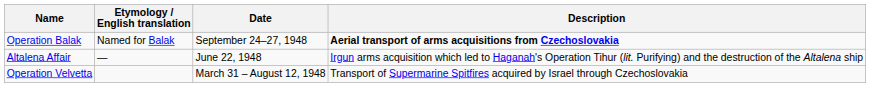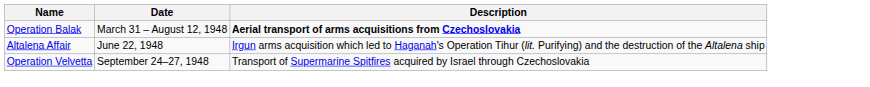- column: (144, 18)
(251, 40) September 24–27, 1948 -> (162, 29) March 31 – August 12, 1948
(261, 73) March 31 – August 12, 1948 -> (153, 62) September 24–27, 1948
